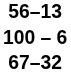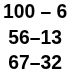rows swapped: (35, 11) <-> (35, 37)
